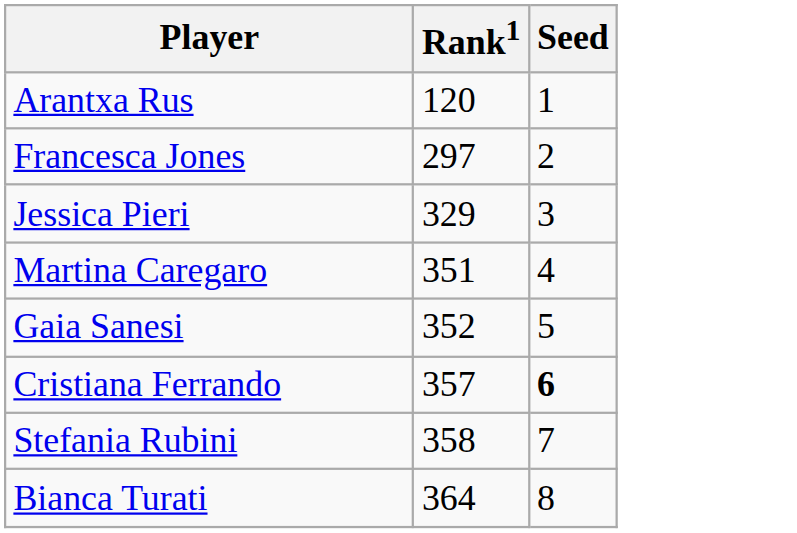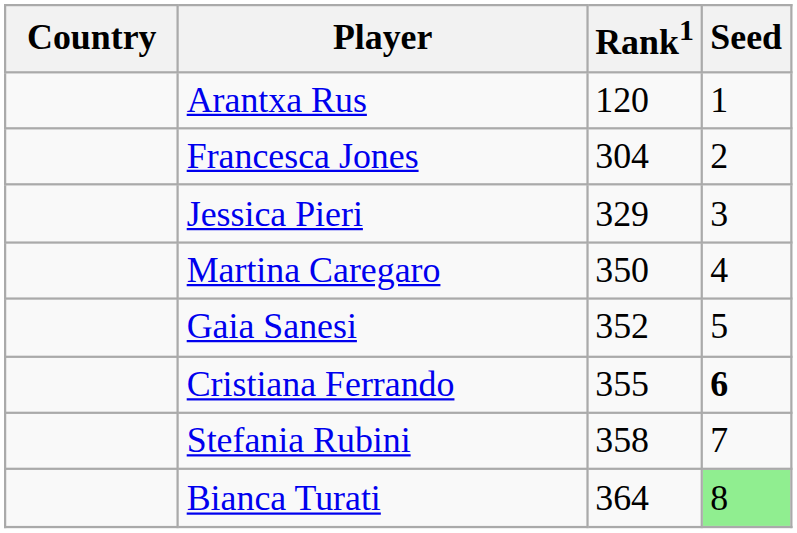+ column: (92, 37)
(449, 156) 297 -> (622, 156) 304
(449, 269) 351 -> (622, 269) 350
(449, 383) 357 -> (622, 383) 355
(546, 497) no background -> (719, 497) lightgreen background
